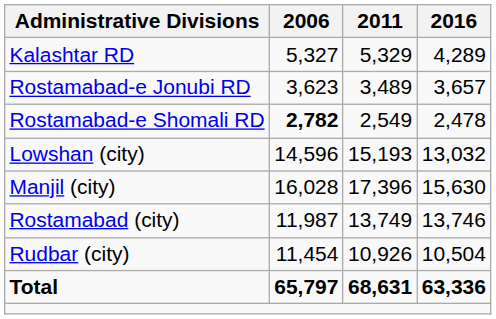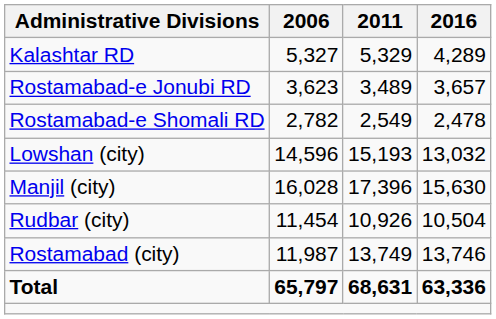(312, 120) bold -> (312, 120) normal
rows swapped: (95, 220) <-> (69, 253)
